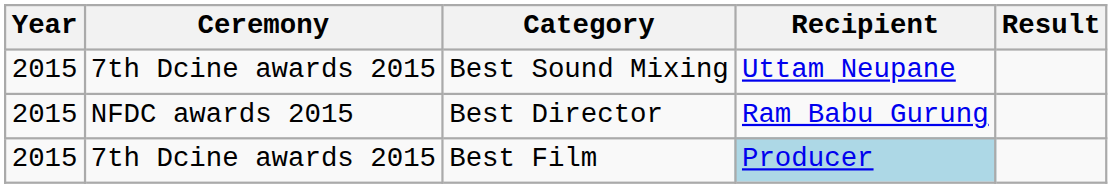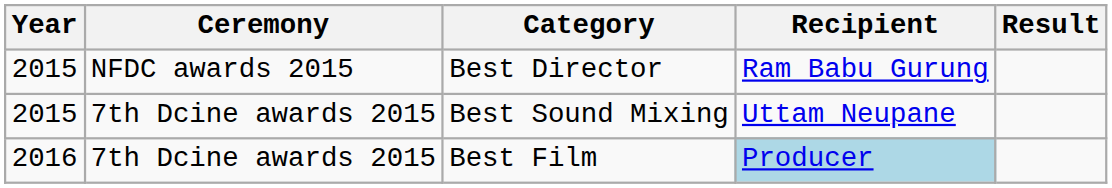rows swapped: (556, 116) <-> (589, 72)
(45, 160) 2015 -> (45, 160) 2016
